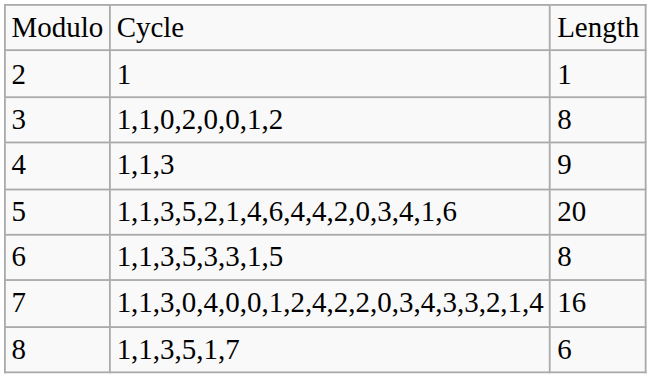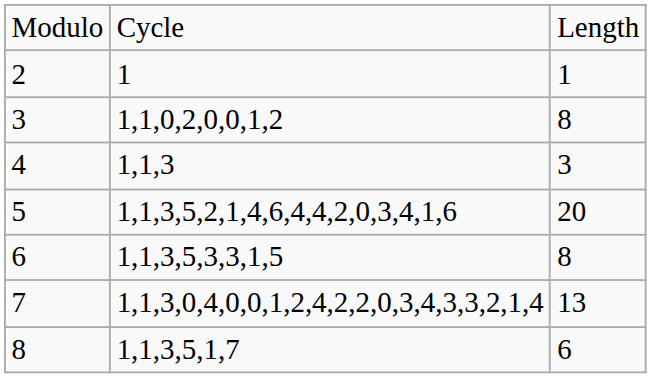(564, 165) 9 -> (564, 165) 3
(572, 303) 16 -> (572, 303) 13
